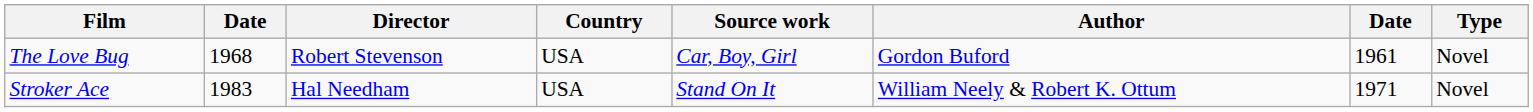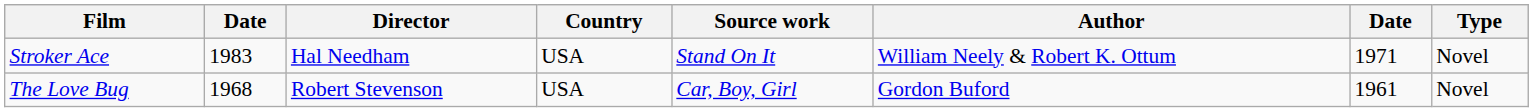rows swapped: (69, 55) <-> (59, 89)
